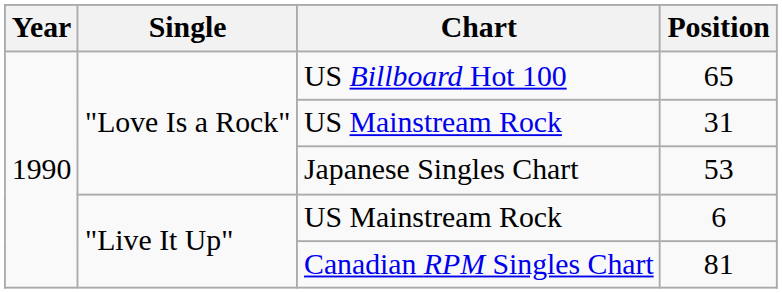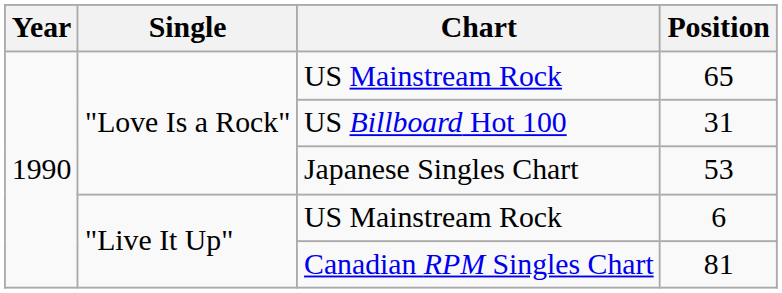(435, 75) US Billboard Hot 100 -> (433, 75) US Mainstream Rock
(433, 122) US Mainstream Rock -> (435, 122) US Billboard Hot 100
